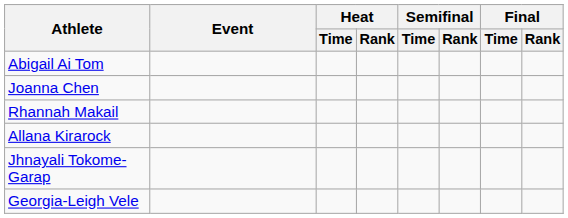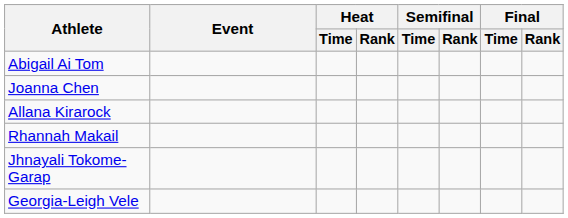rows swapped: (59, 136) <-> (63, 112)
